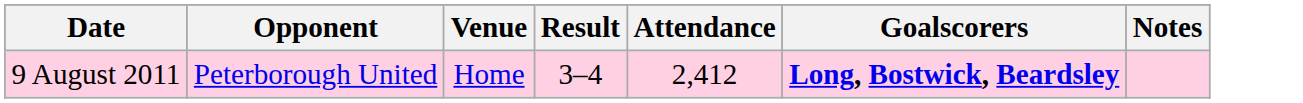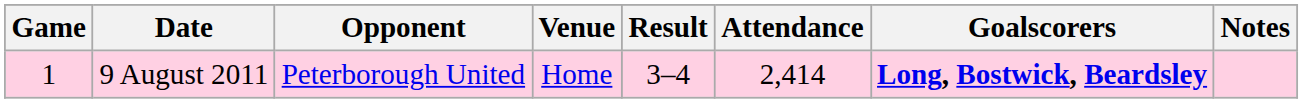+ column: (49, 27)
(705, 73) 2,412 -> (792, 73) 2,414
